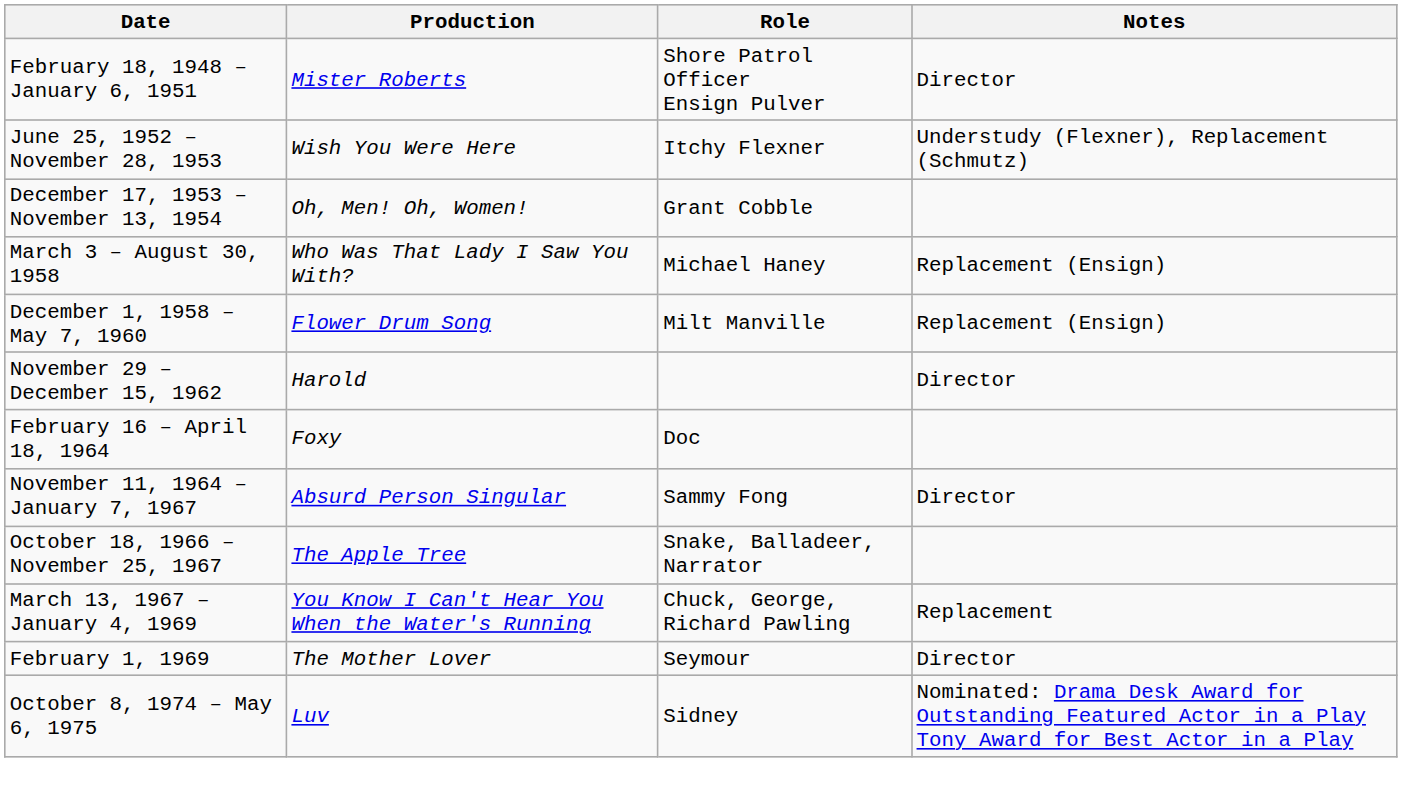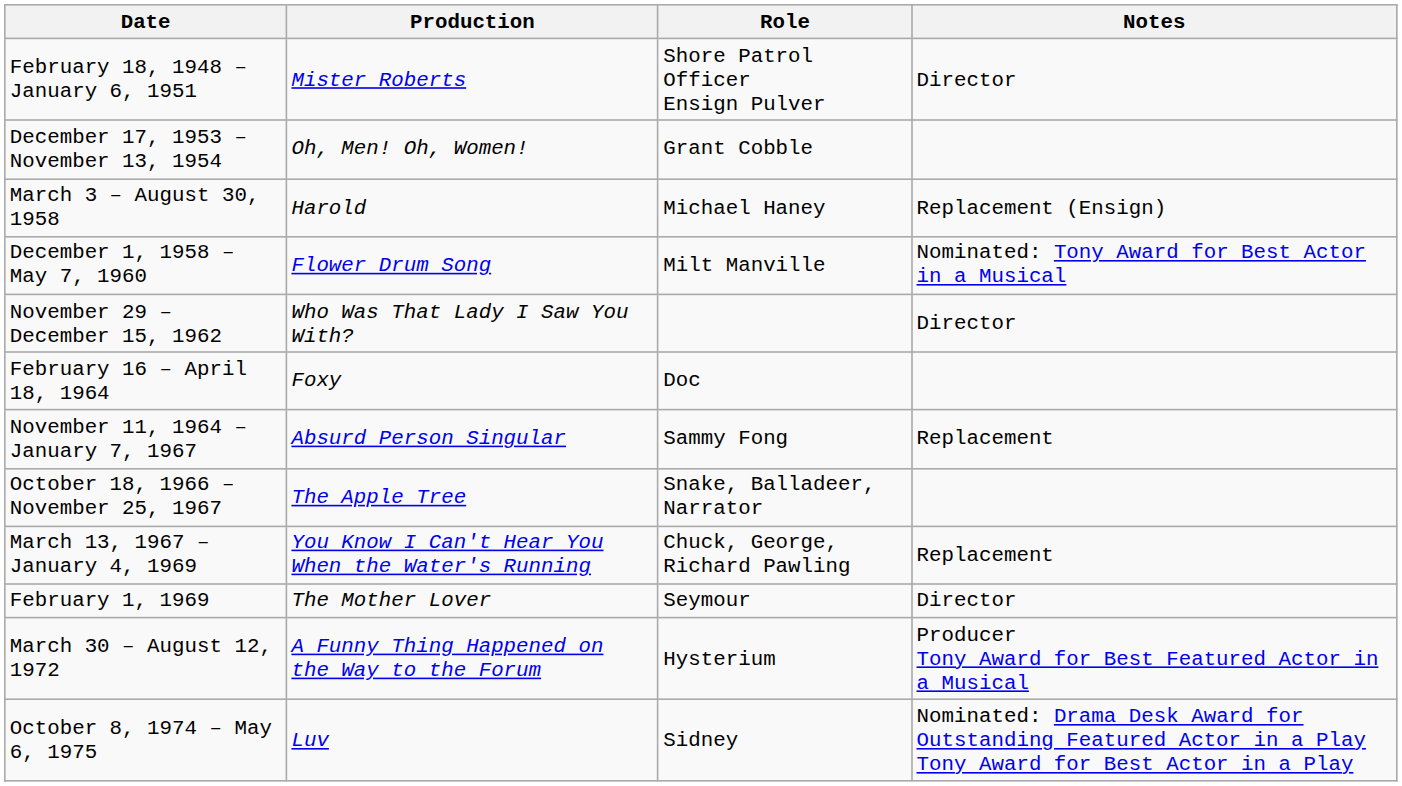- row: (116, 150)
(460, 265) Who Was That Lady I Saw You With? -> (329, 207) Harold
(1041, 323) Replacement (Ensign) -> (1141, 265) Nominated: Tony Award for Best Actor in a Musical
(329, 381) Harold -> (460, 323) Who Was That Lady I Saw You With?
(966, 497) Director -> (985, 439) Replacement
+ row: (141, 659)
